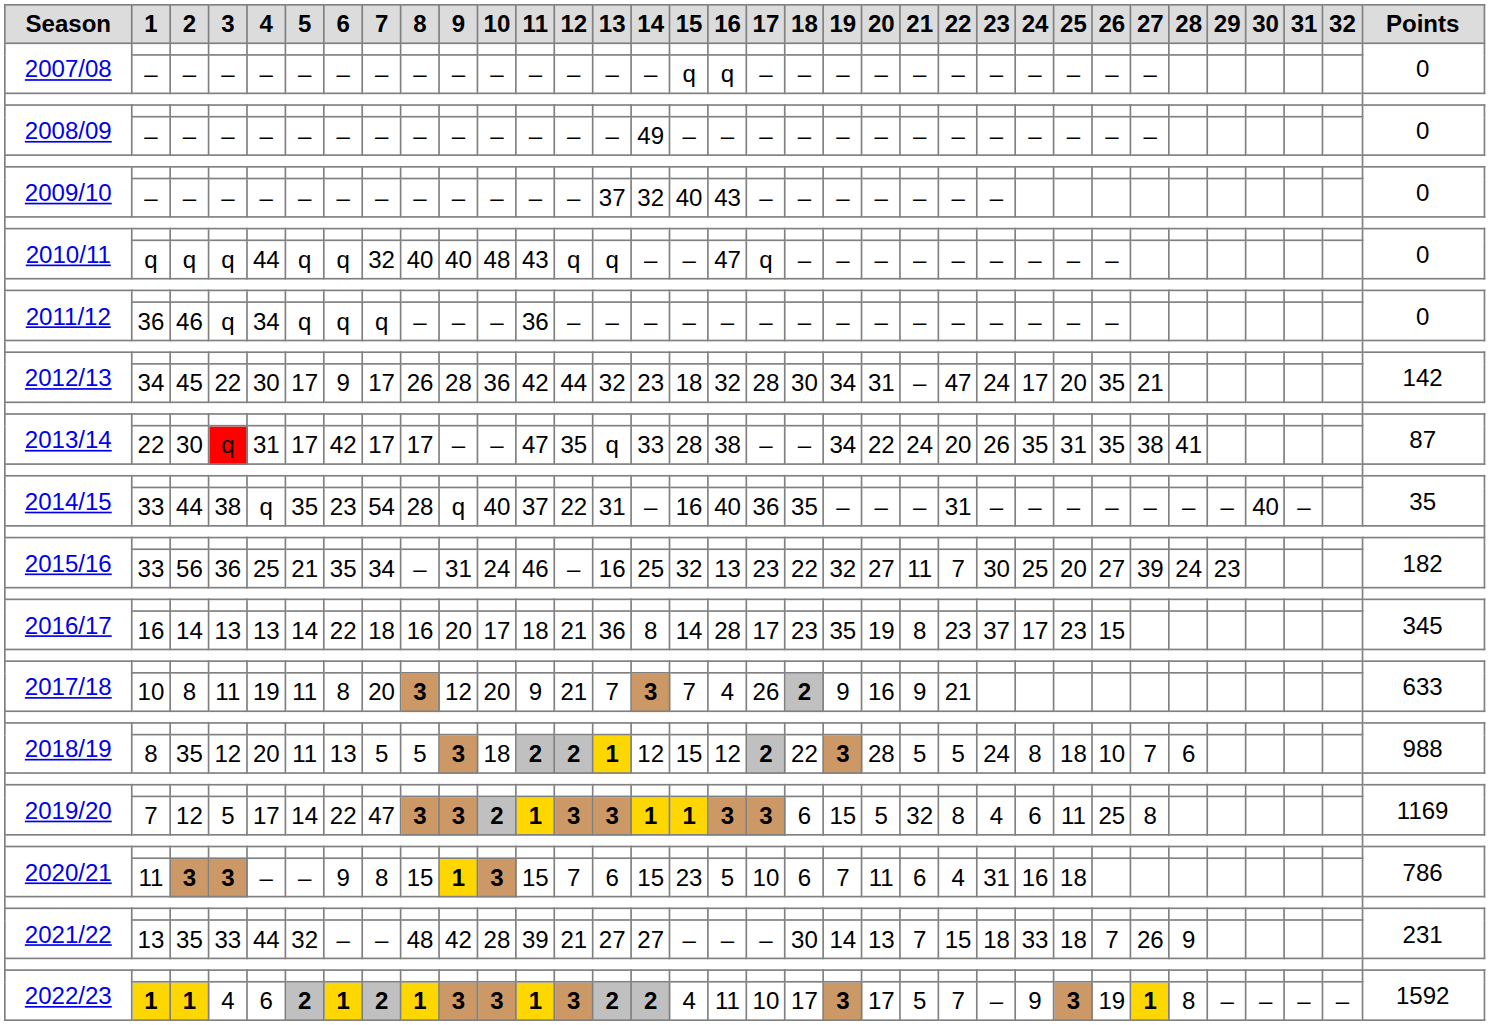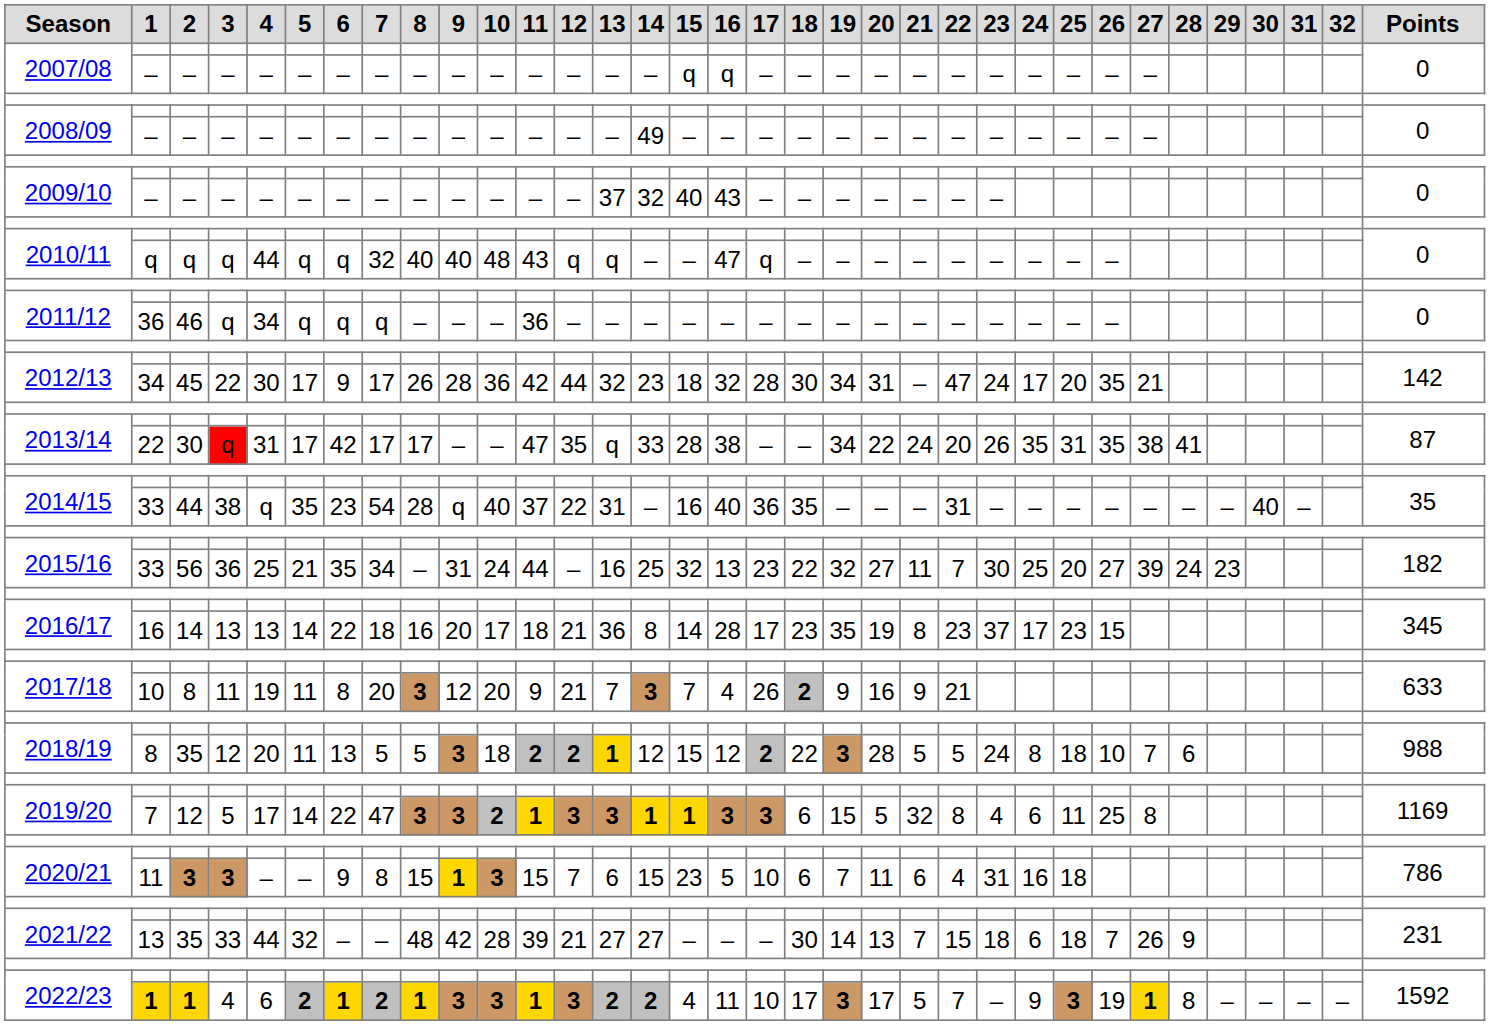(535, 568) 46 -> (535, 568) 44
(1035, 939) 33 -> (1035, 939) 6
